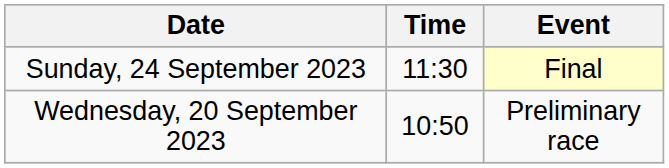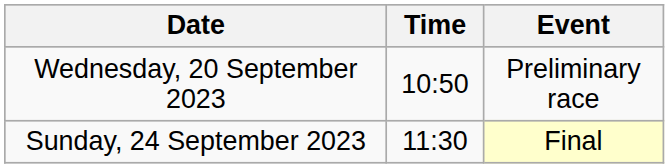rows swapped: (196, 126) <-> (196, 68)
